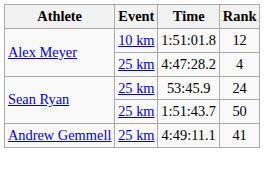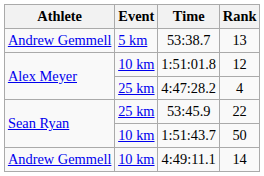+ row: (189, 40)
(240, 88) 24 -> (240, 111) 22
(136, 111) 25 km -> (136, 135) 10 km
(136, 135) 25 km -> (136, 159) 10 km
(240, 135) 41 -> (240, 159) 14
